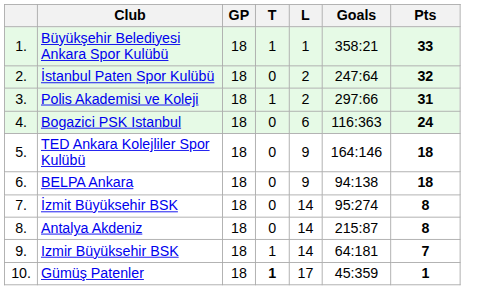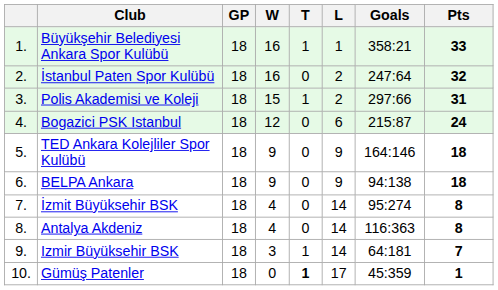+ column: (272, 15)
(356, 122) 116:363 -> (390, 122) 215:87
(356, 228) 215:87 -> (390, 228) 116:363
